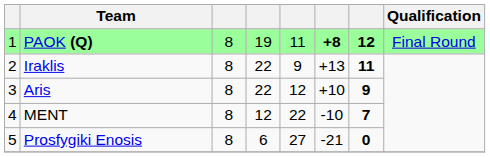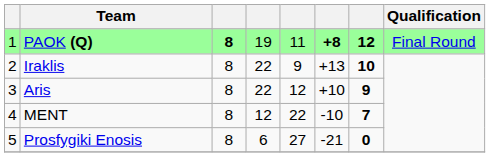(229, 41) normal -> (229, 41) bold
(366, 66) 11 -> (366, 66) 10
